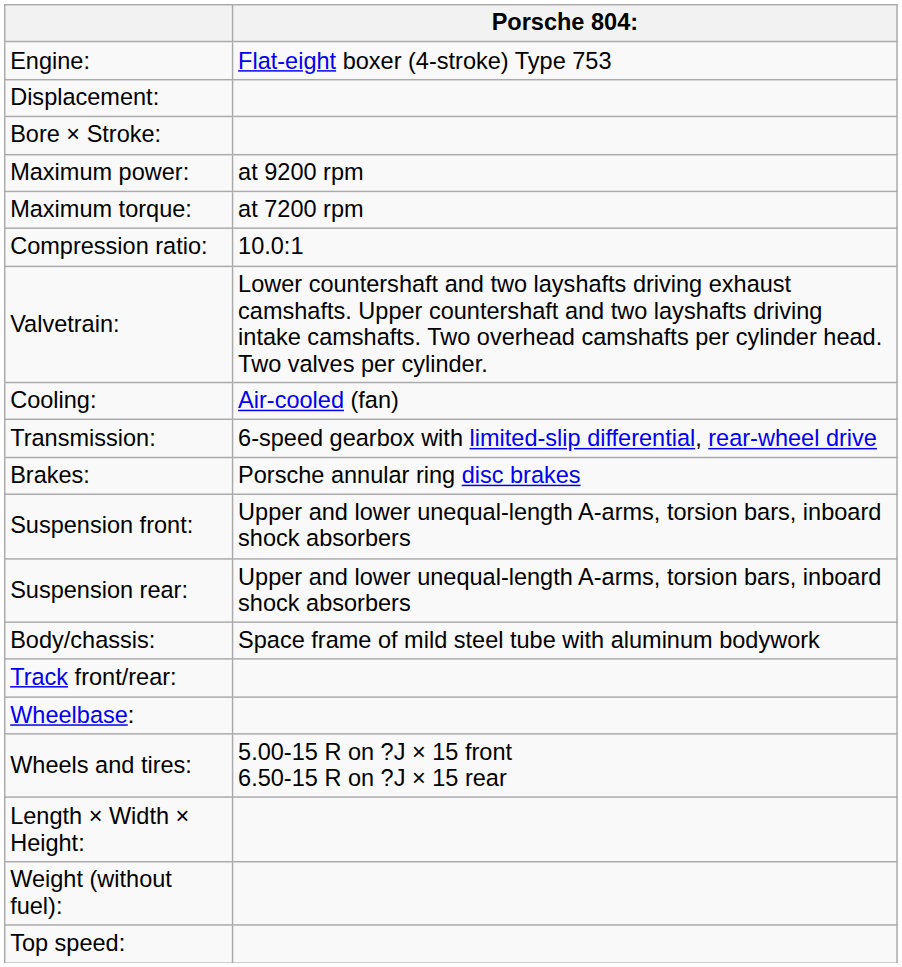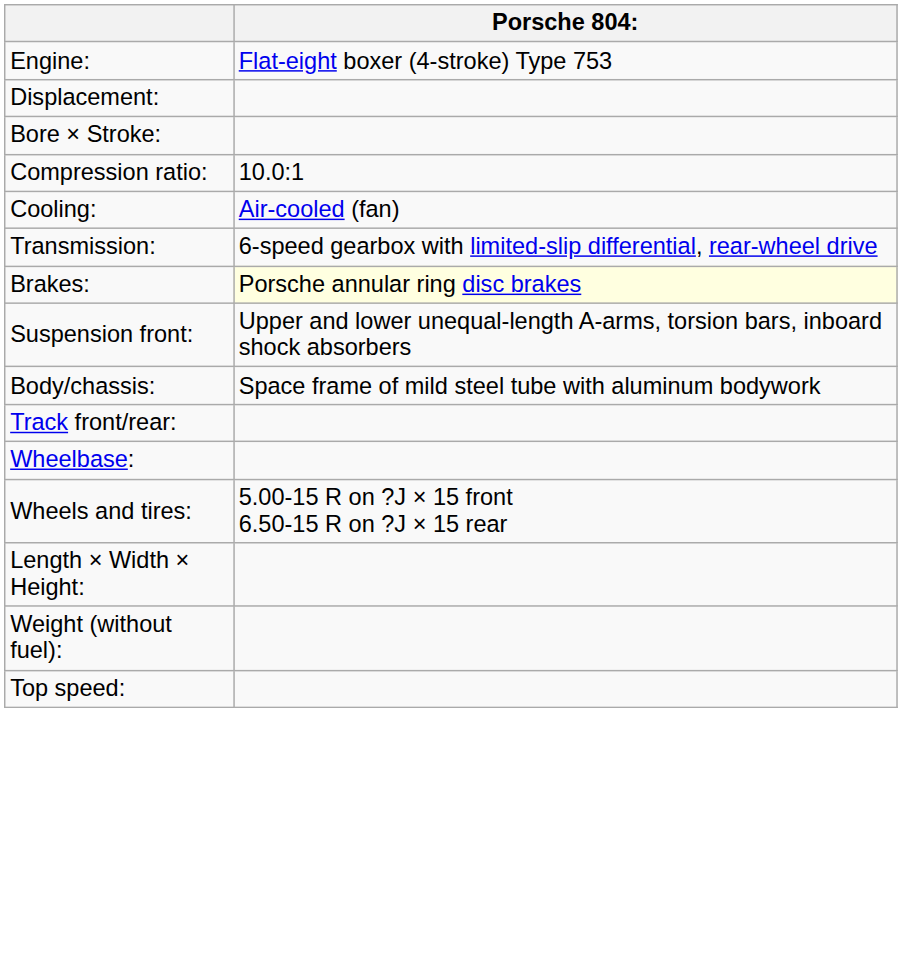- row: (103, 172)
- row: (104, 209)
- row: (68, 323)
(409, 475) no background -> (410, 284) lightyellow background
- row: (102, 589)
